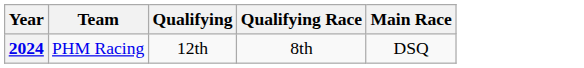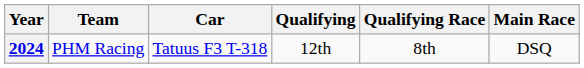+ column: (210, 19)
